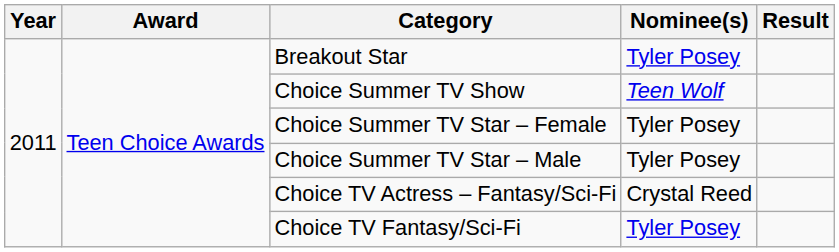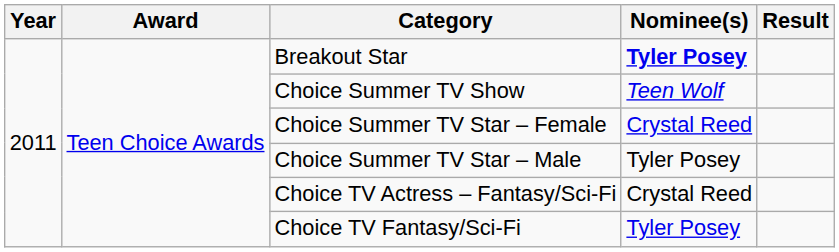(683, 56) normal -> (687, 56) bold
(683, 125) Tyler Posey -> (689, 125) Crystal Reed
